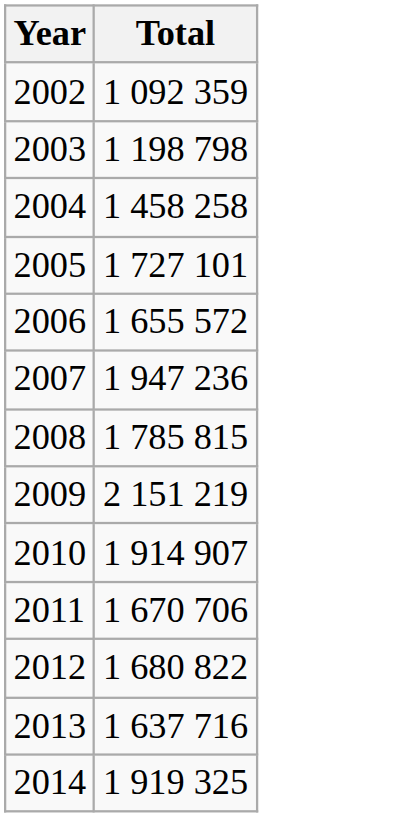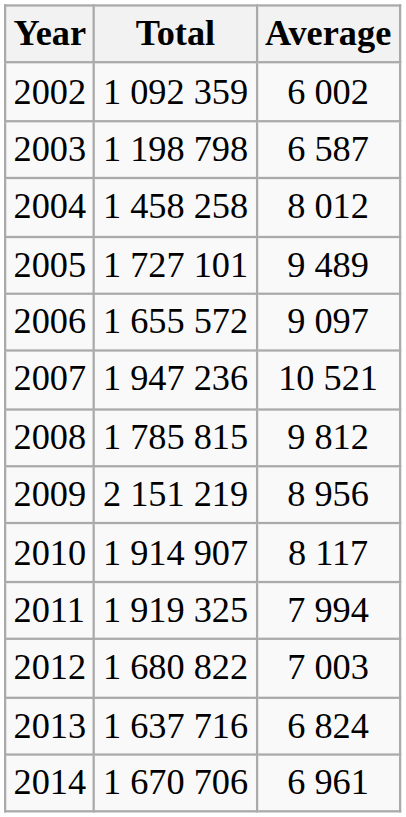+ column: (328, 33)
(176, 609) 1 670 706 -> (176, 609) 1 919 325
(176, 782) 1 919 325 -> (176, 782) 1 670 706
